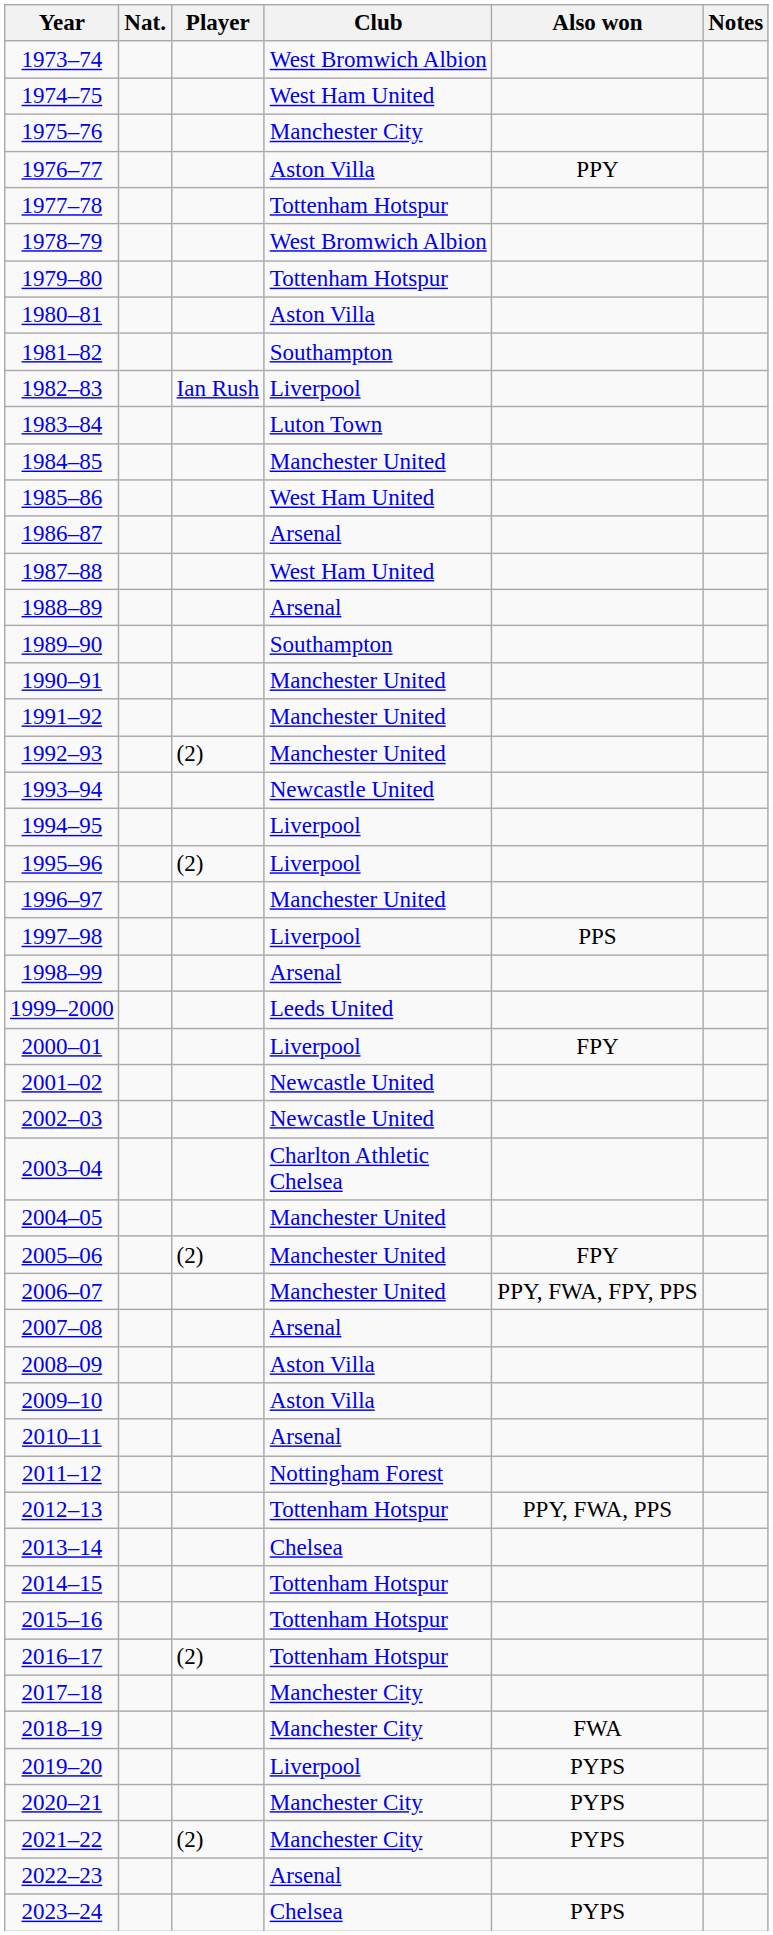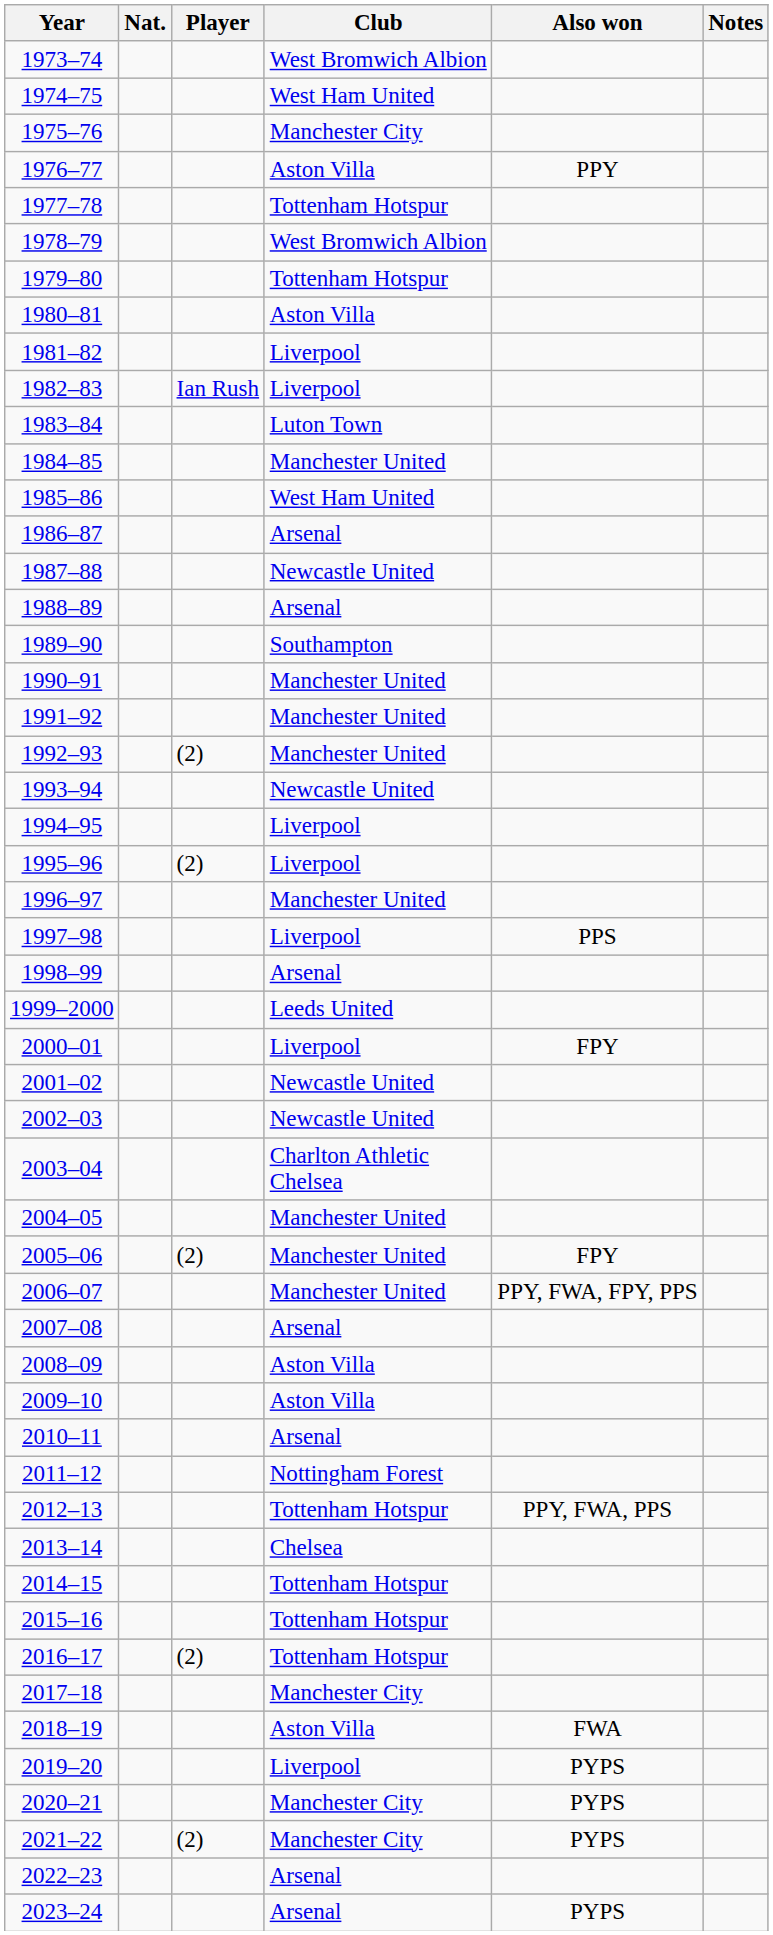(331, 351) Southampton -> (315, 351) Liverpool
(352, 570) West Ham United -> (352, 570) Newcastle United
(346, 1729) Manchester City -> (322, 1729) Aston Villa
(306, 1912) Chelsea -> (306, 1912) Arsenal
